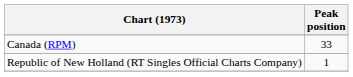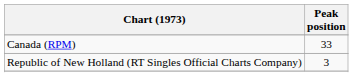(326, 62) 1 -> (326, 62) 3
